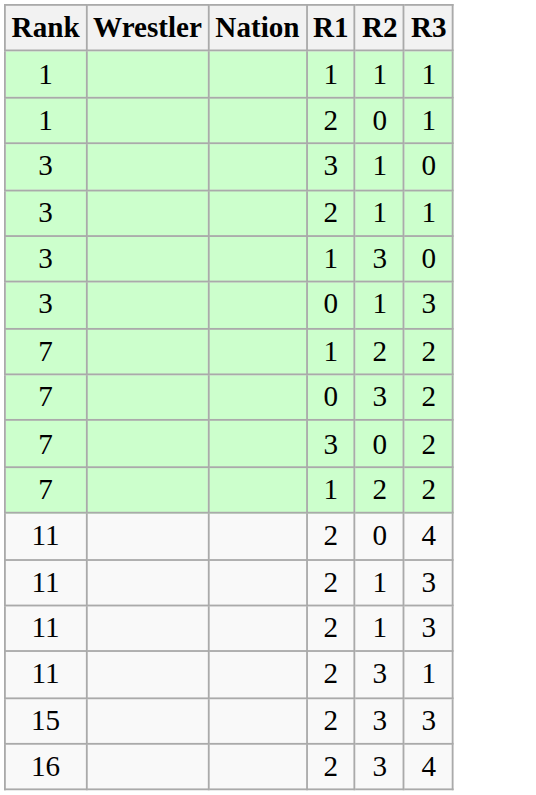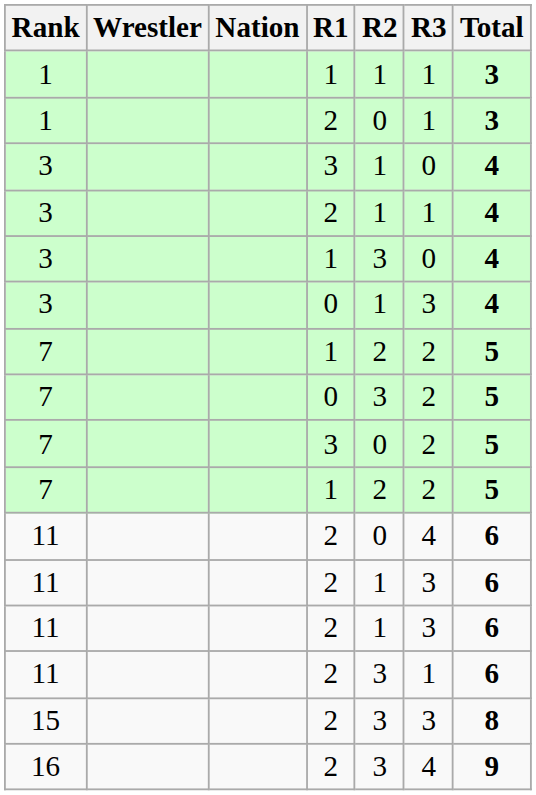+ column: (492, 27)
